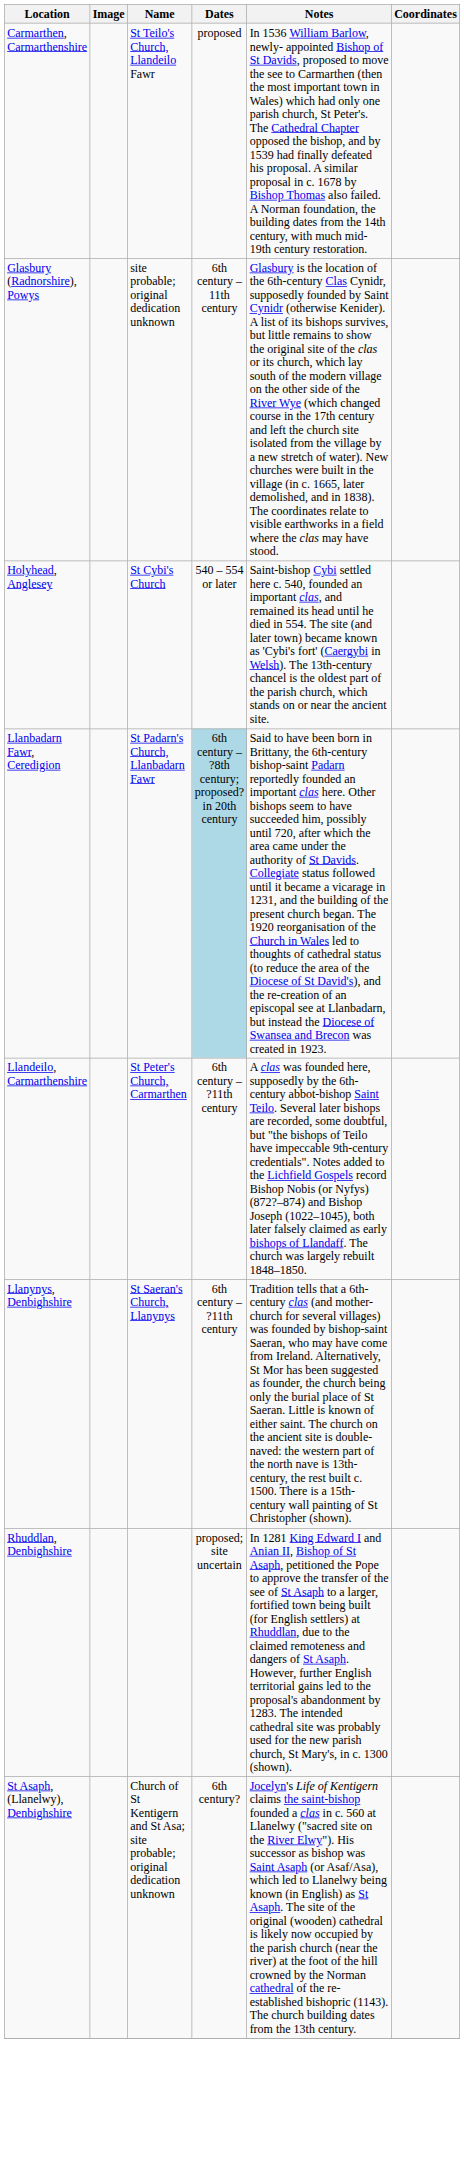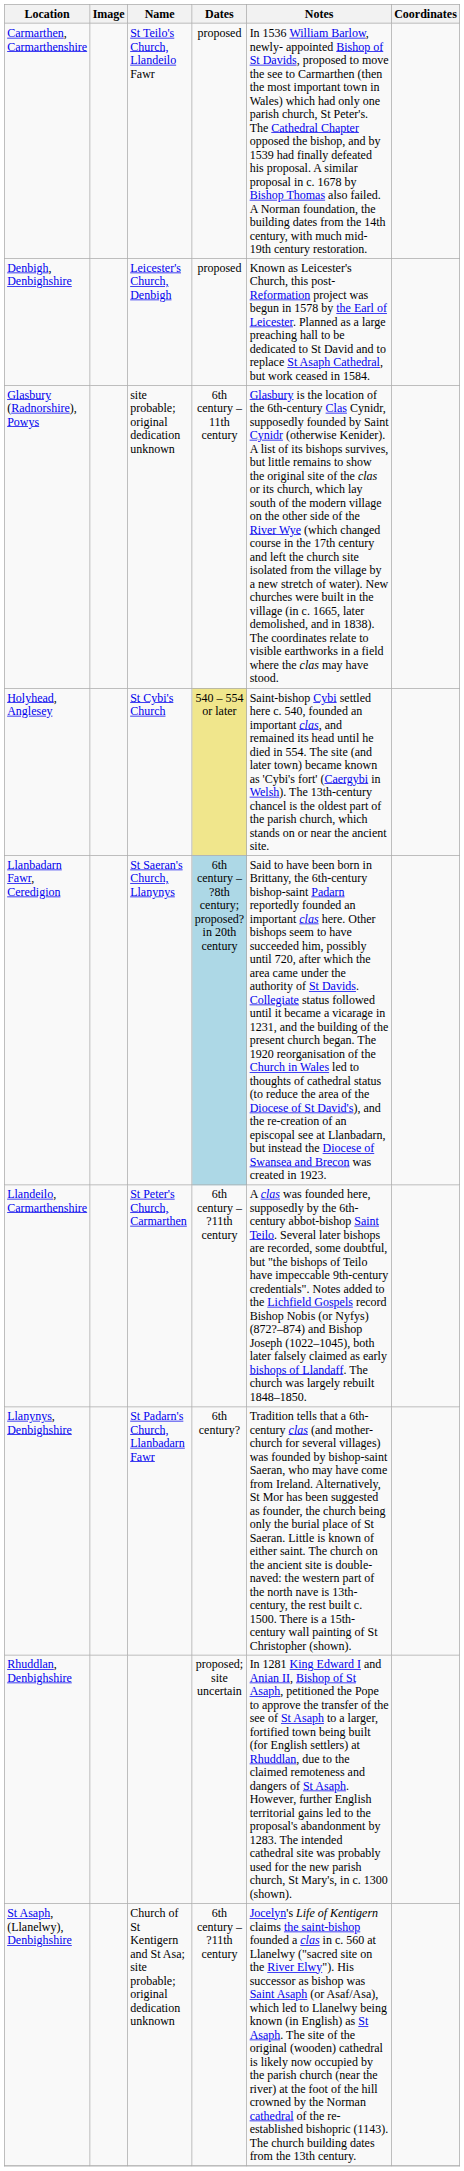+ row: (39, 274)
(219, 577) no background -> (219, 704) khaki background
(157, 758) St Padarn's Church, Llanbadarn Fawr -> (156, 878) St Saeran's Church, Llanynys
(156, 1302) St Saeran's Church, Llanynys -> (157, 1436) St Padarn's Church, Llanbadarn Fawr
(219, 1309) 6th century – ?11th century -> (219, 1422) 6th century?
(219, 1793) 6th century? -> (219, 1933) 6th century – ?11th century
